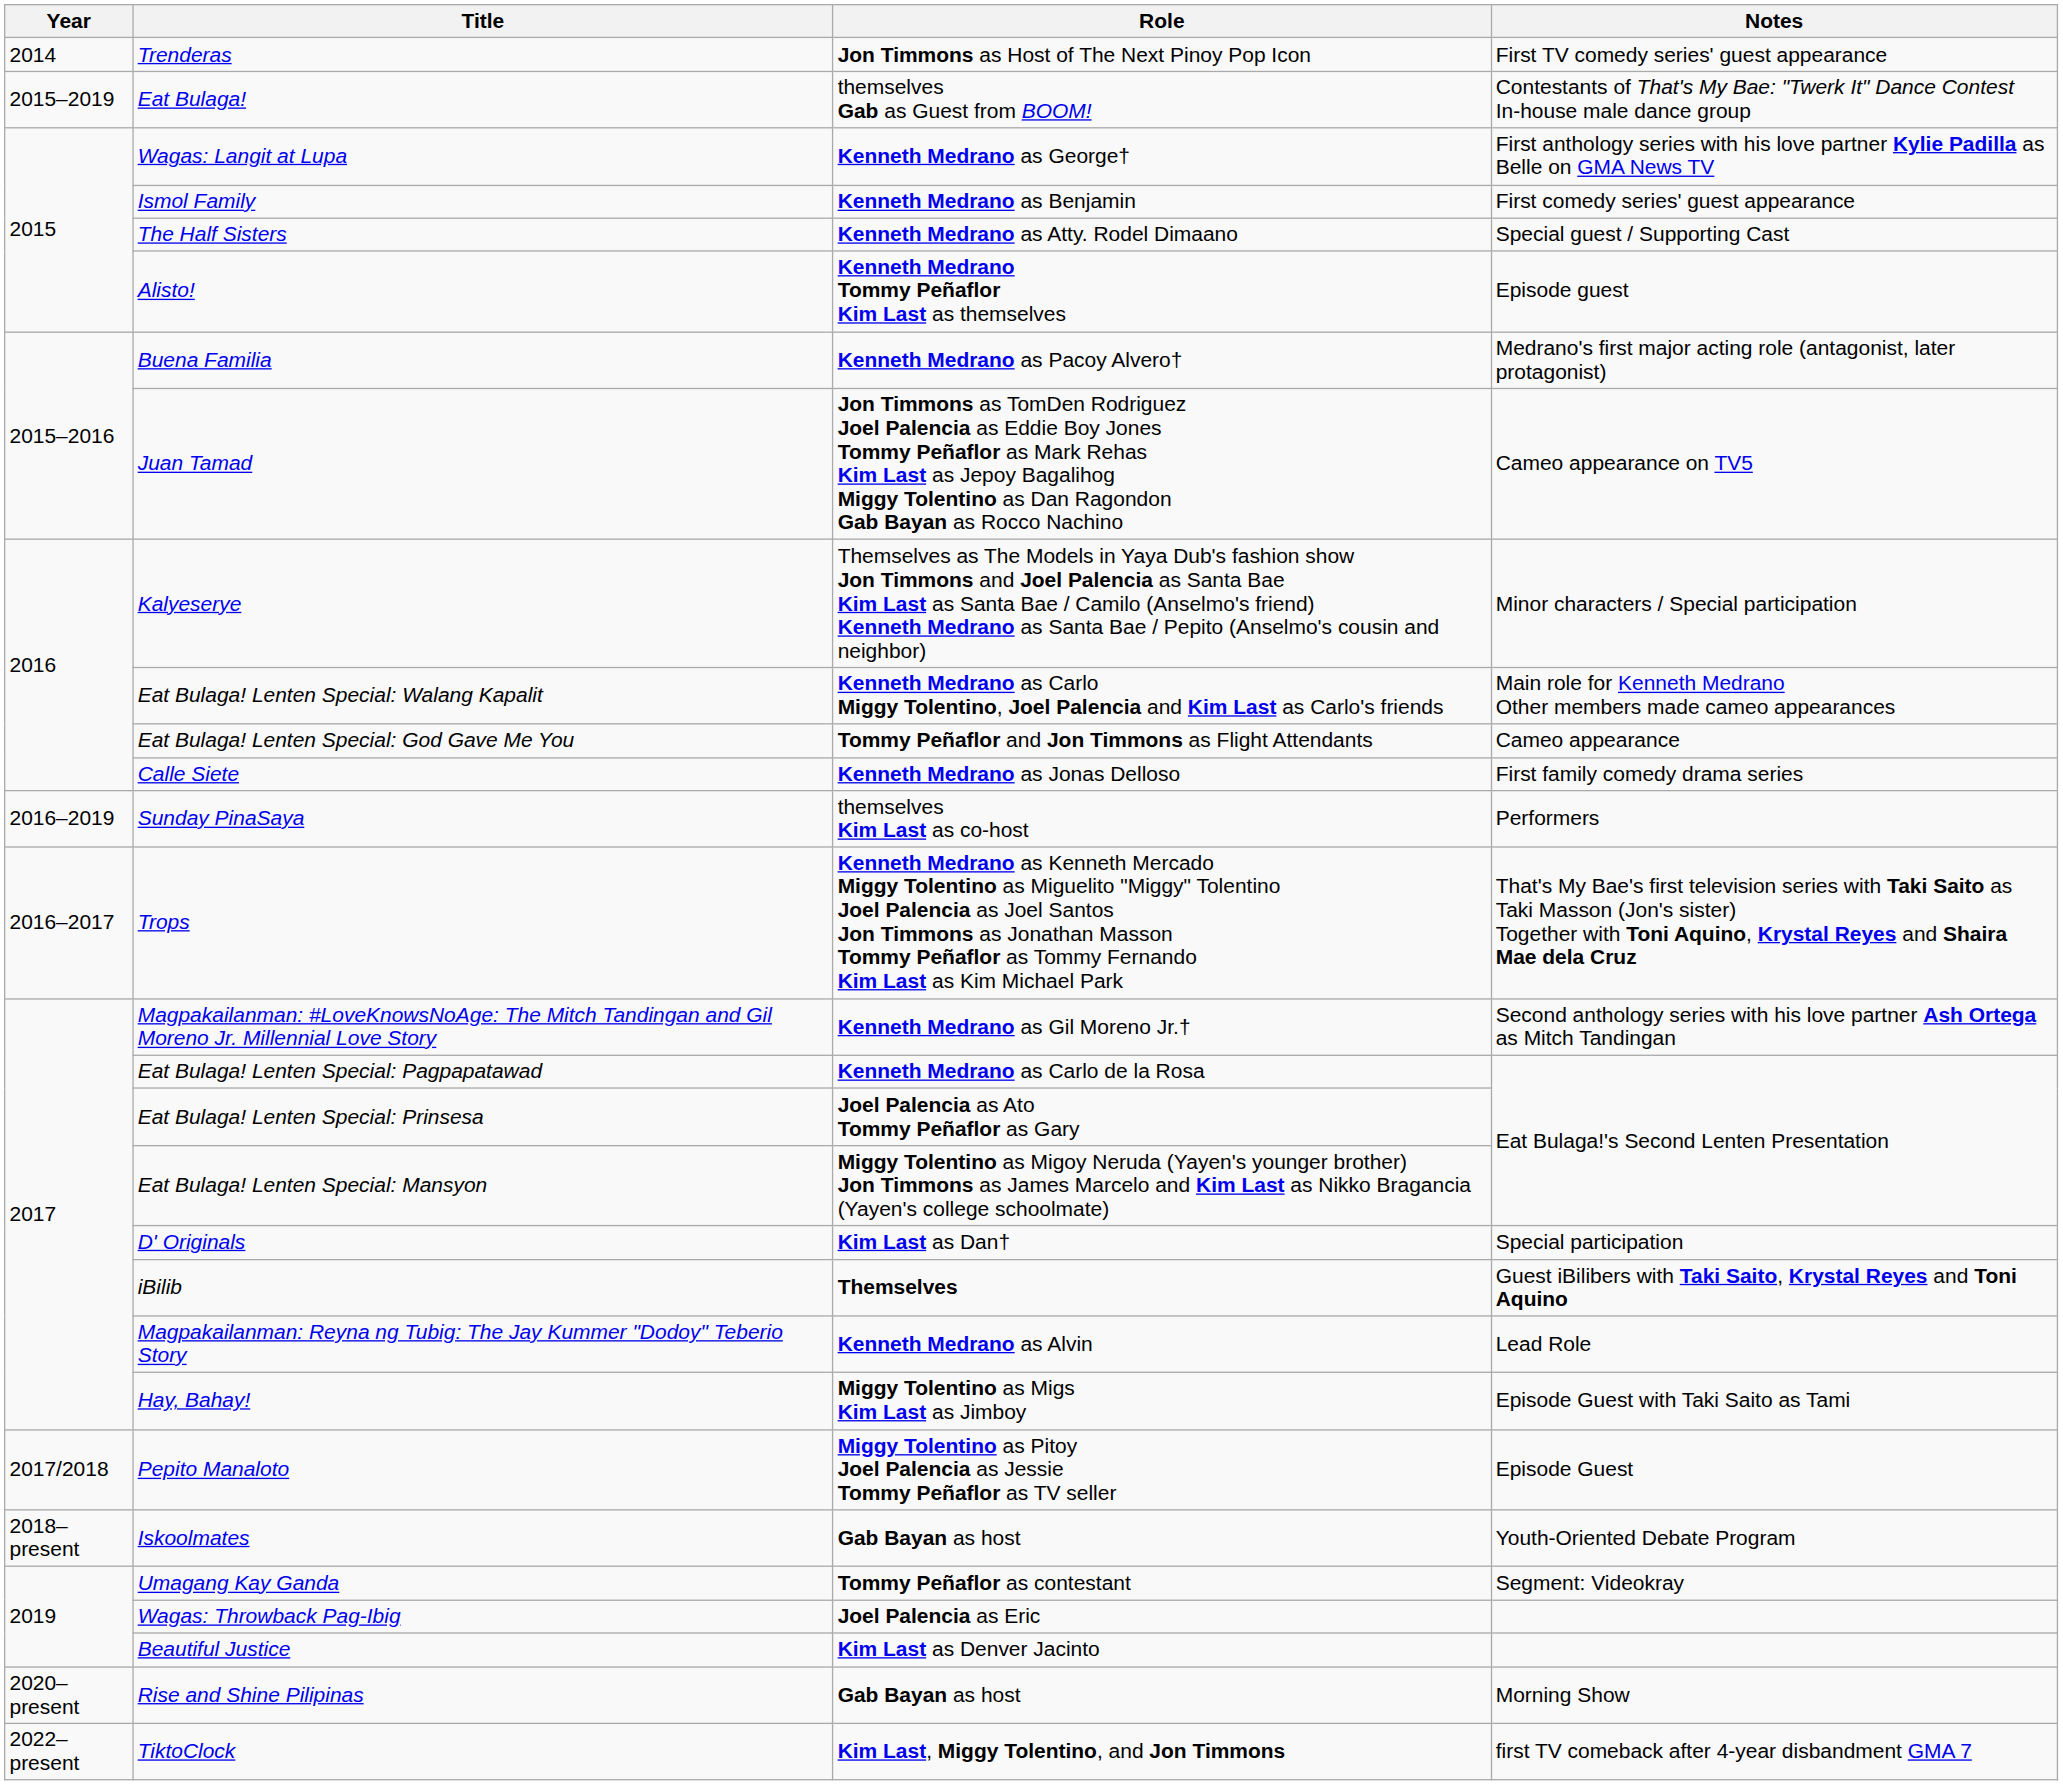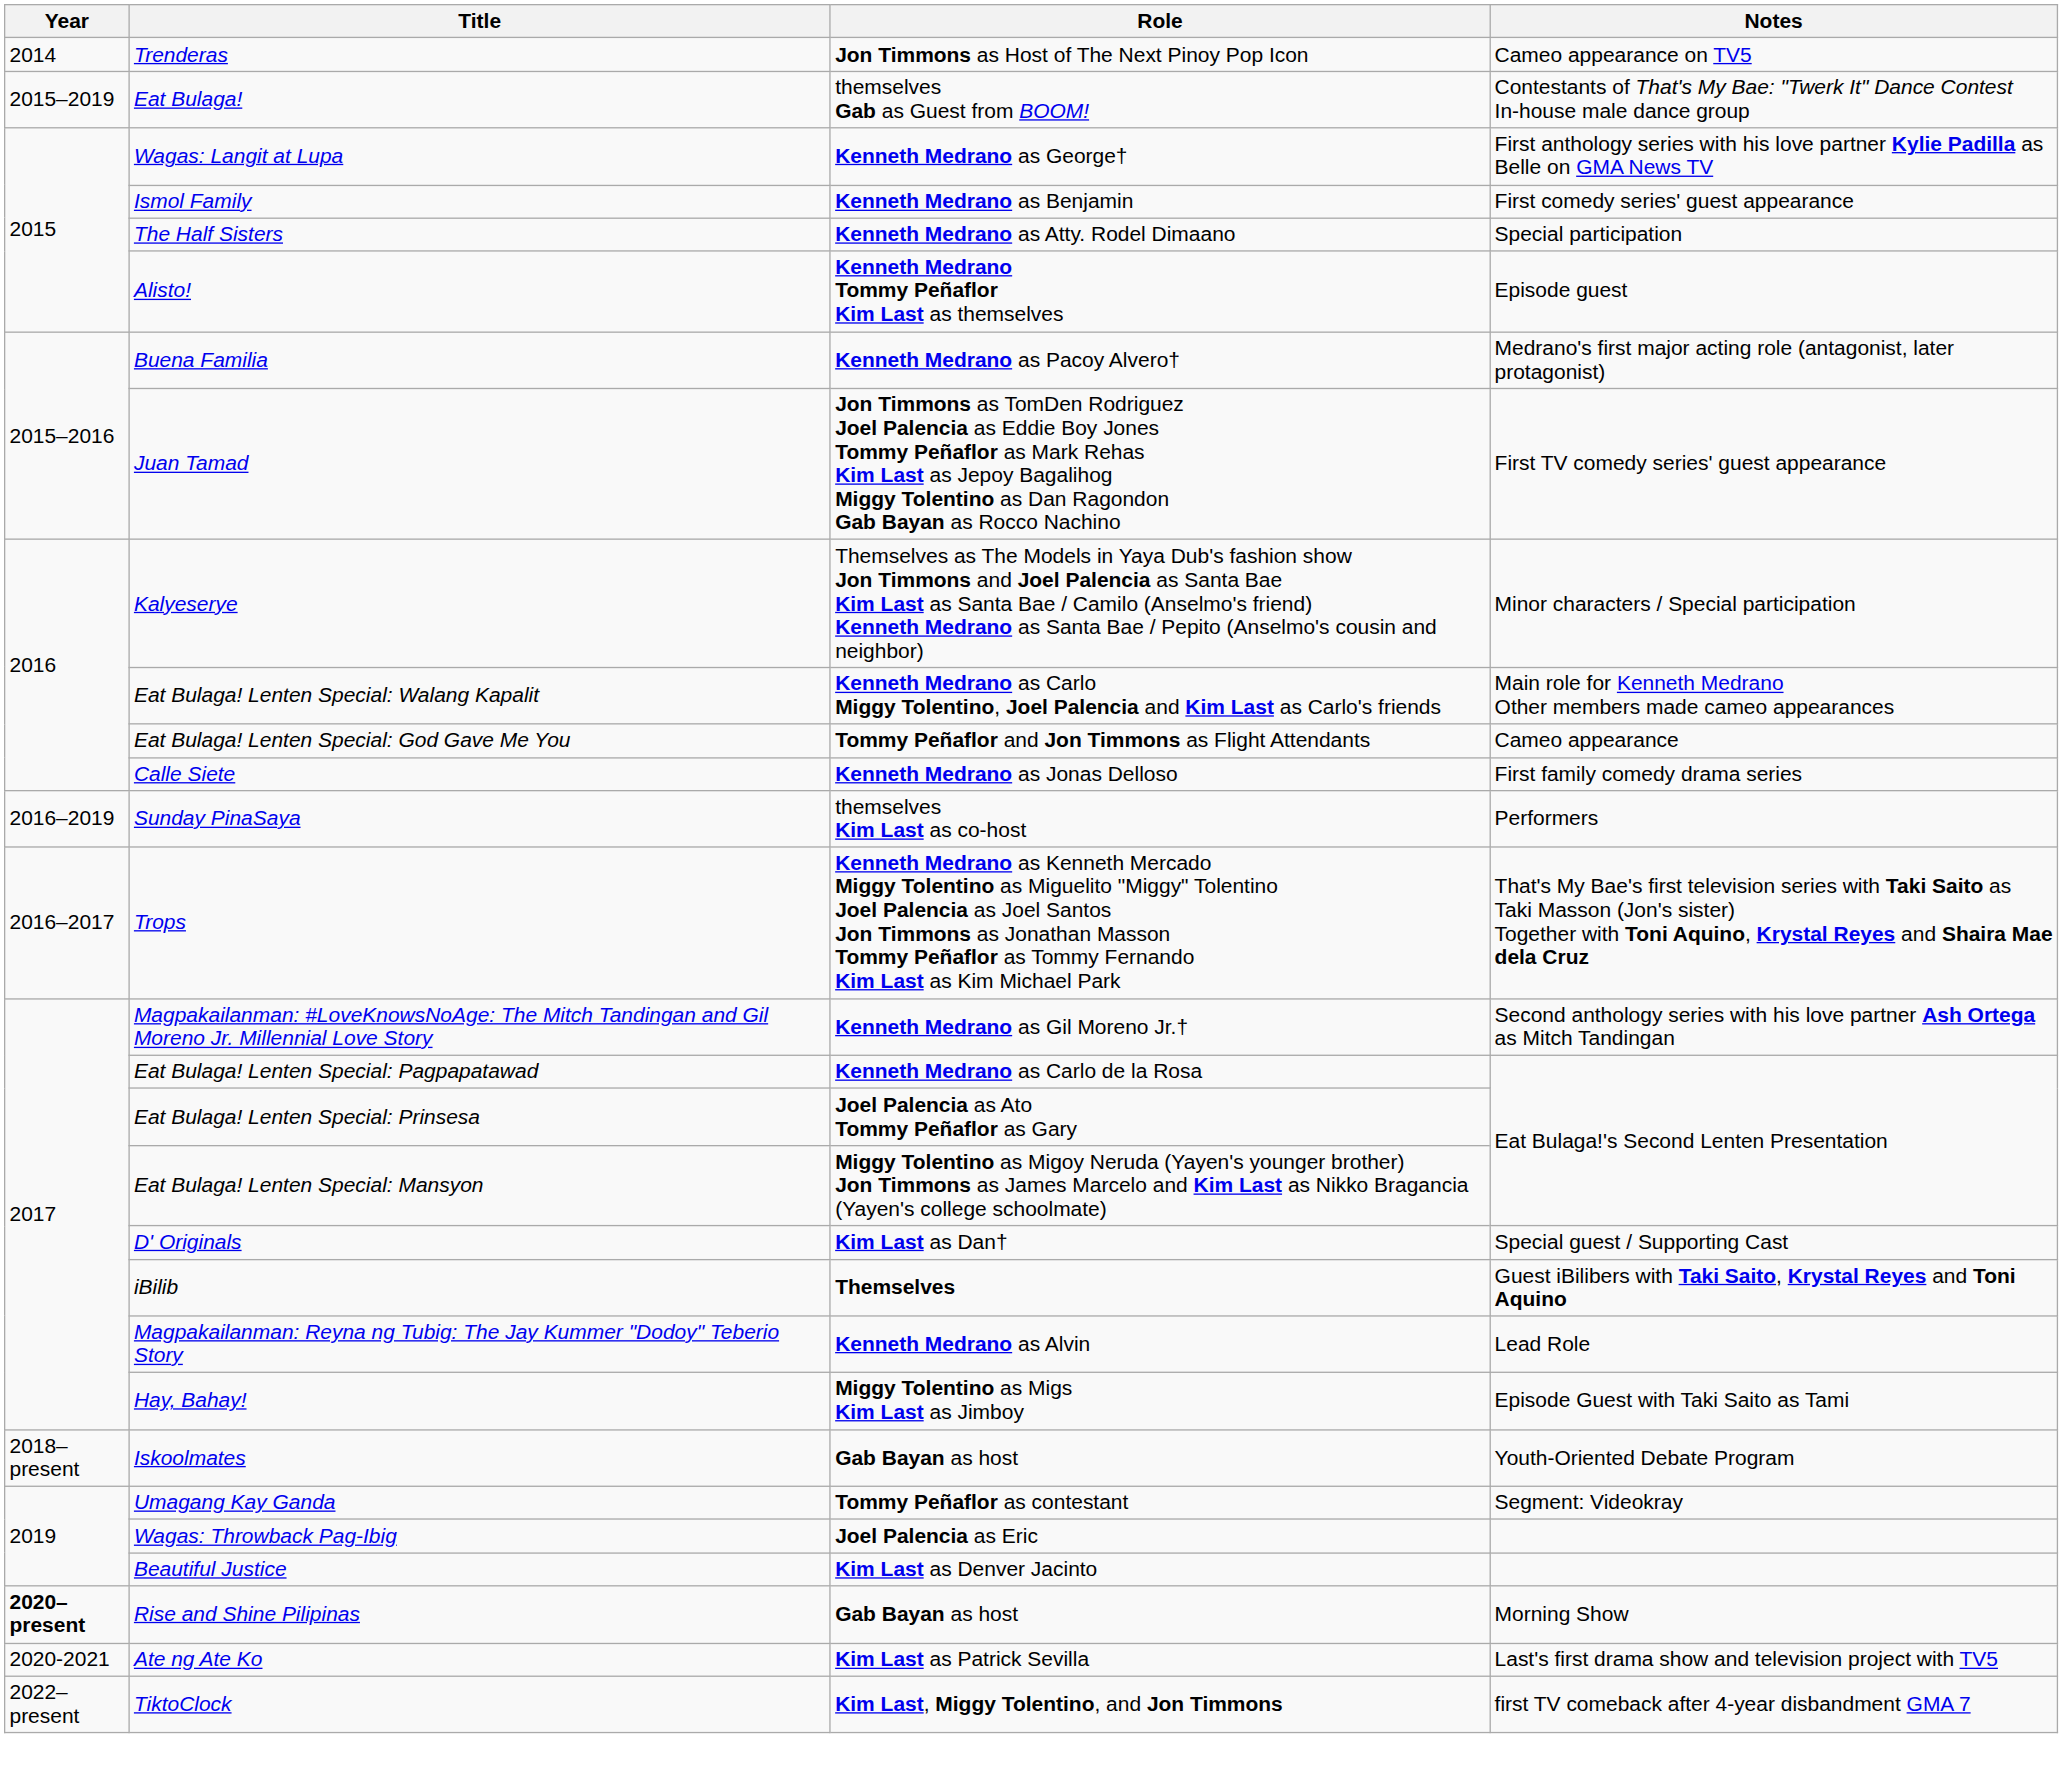(1691, 54) First TV comedy series' guest appearance -> (1623, 54) Cameo appearance on TV5
(1643, 234) Special guest / Supporting Cast -> (1588, 234) Special participation
(1624, 463) Cameo appearance on TV5 -> (1690, 463) First TV comedy series' guest appearance
(1589, 1242) Special participation -> (1641, 1242) Special guest / Supporting Cast
- row: (213, 1469)
(44, 1694) normal -> (47, 1614) bold
+ row: (198, 1659)
